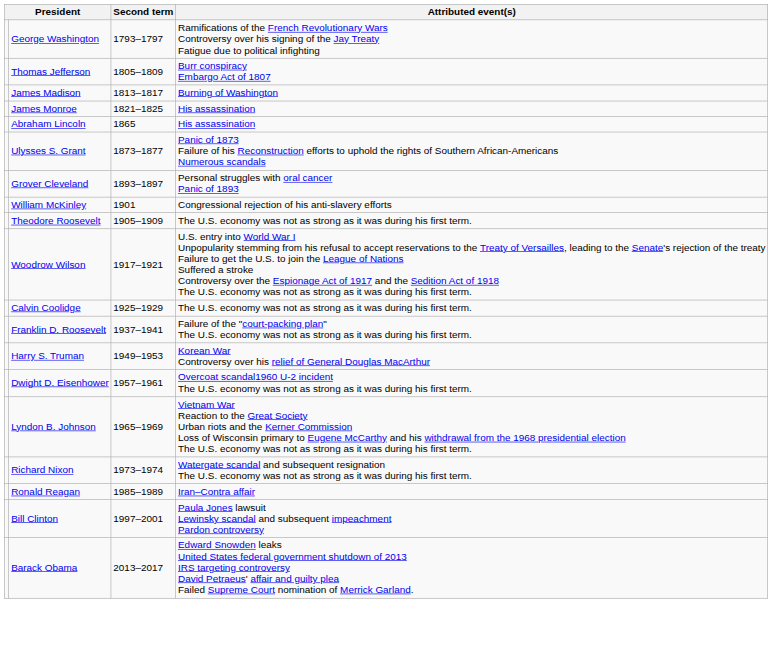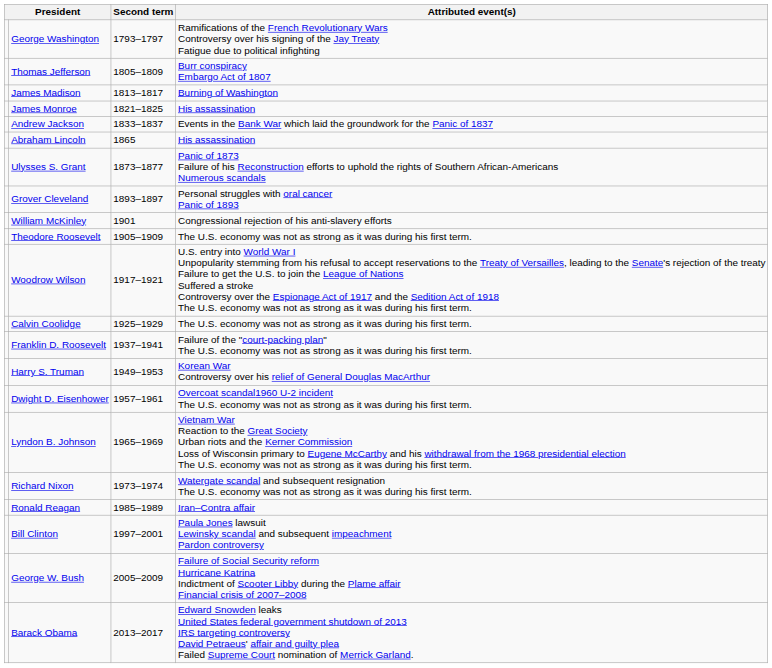+ row: (48, 124)
+ row: (48, 578)
